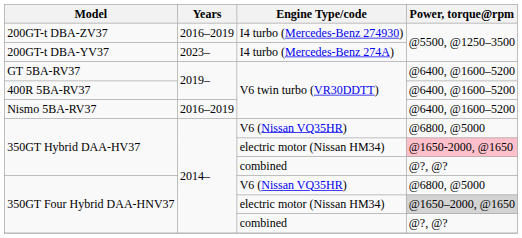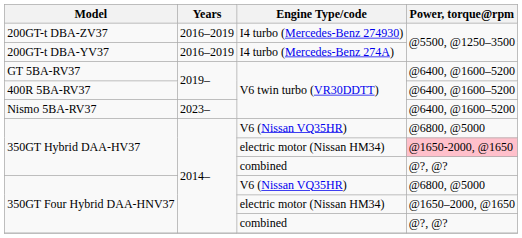(195, 52) 2023– -> (207, 52) 2016–2019
(207, 109) 2016–2019 -> (195, 109) 2023–
(462, 204) lightgrey background -> (462, 204) no background
